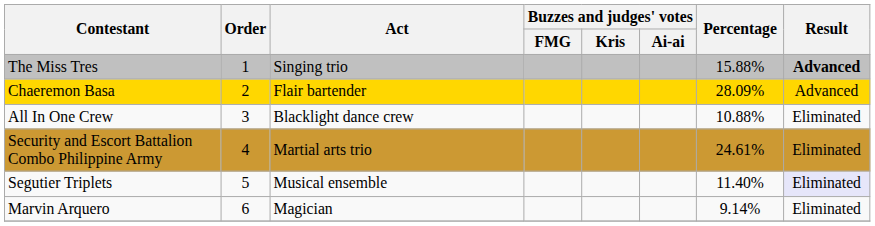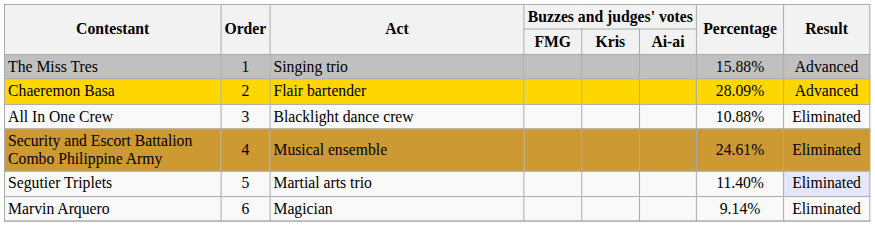(827, 66) bold -> (827, 66) normal
(323, 150) Martial arts trio -> (330, 150) Musical ensemble
(330, 183) Musical ensemble -> (323, 183) Martial arts trio
